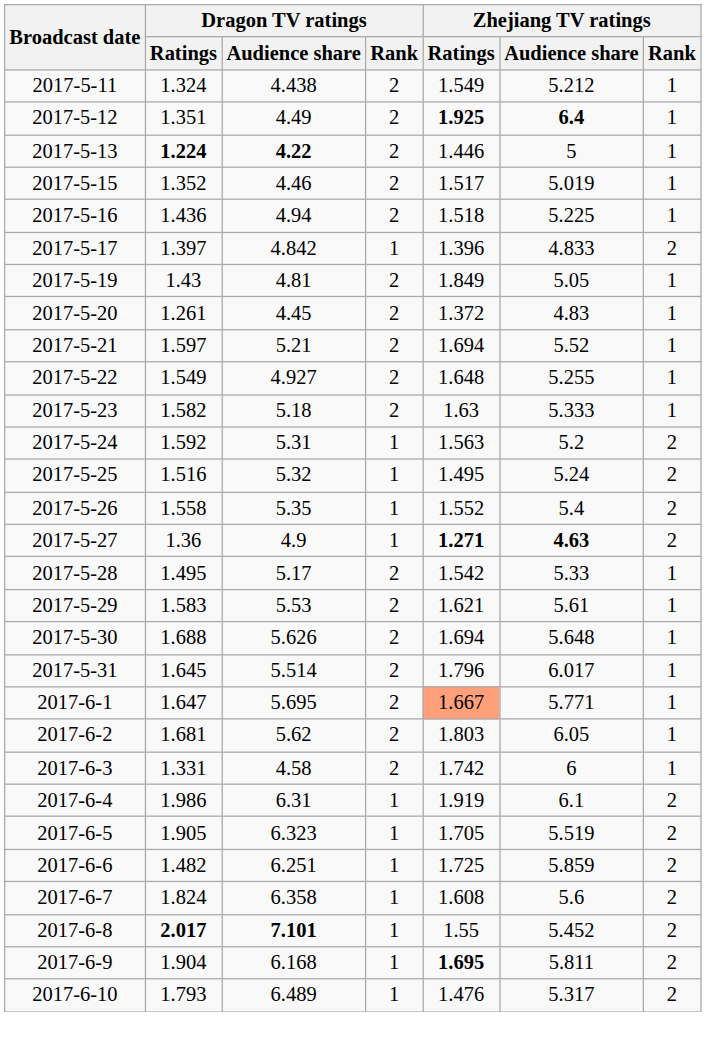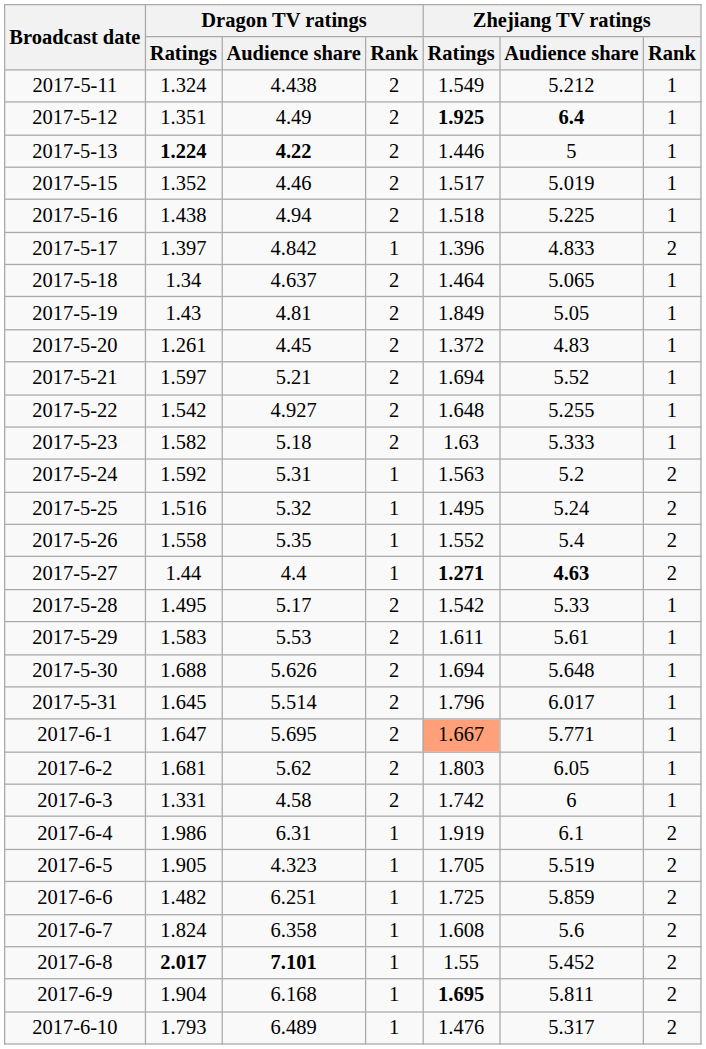(183, 215) 1.436 -> (183, 215) 1.438
+ row: (75, 280)
(183, 378) 1.549 -> (183, 410) 1.542
(183, 540) 1.36 -> (183, 572) 1.44
(294, 540) 4.9 -> (294, 572) 4.4
(461, 605) 1.621 -> (461, 637) 1.611
(294, 832) 6.323 -> (294, 865) 4.323
